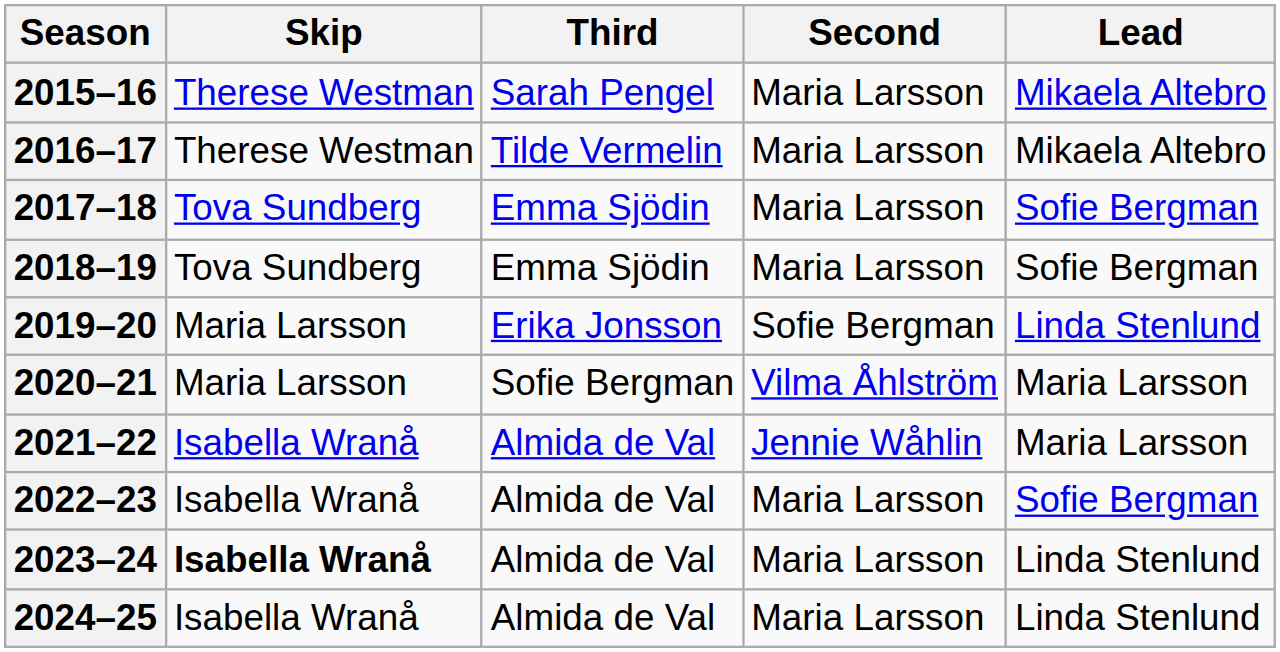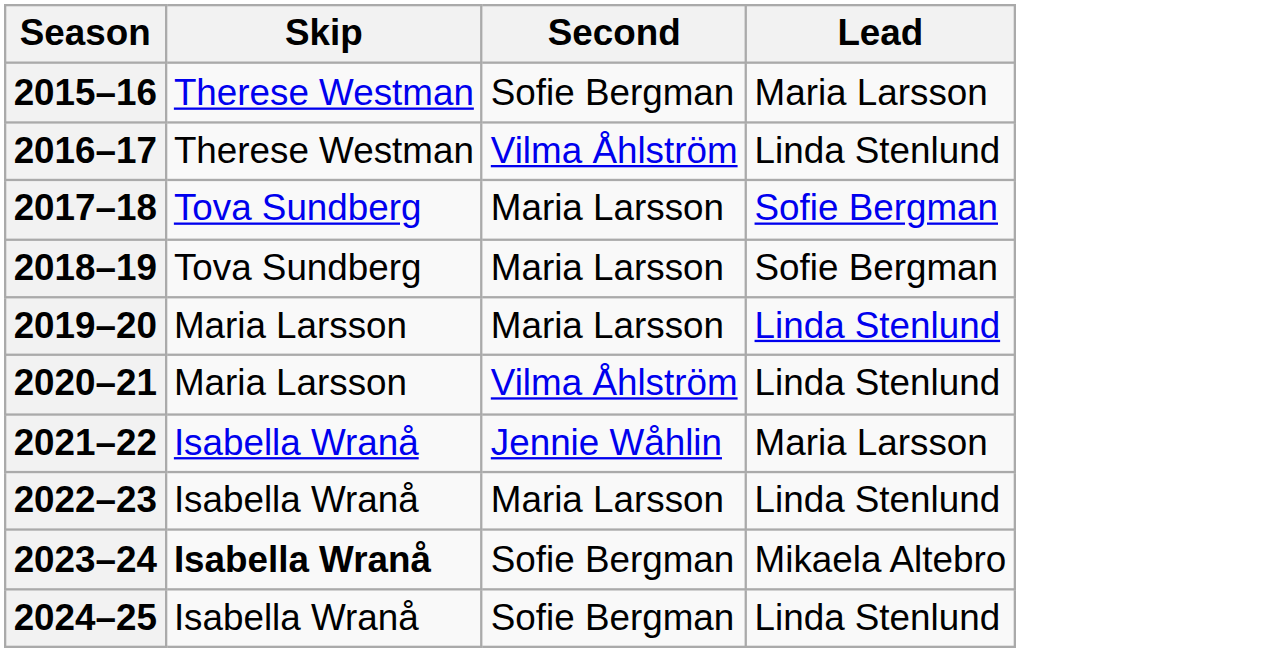- column: (613, 33)
(868, 92) Maria Larsson -> (613, 92) Sofie Bergman
(1141, 92) Mikaela Altebro -> (871, 92) Maria Larsson
(868, 150) Maria Larsson -> (614, 150) Vilma Åhlström
(1141, 150) Mikaela Altebro -> (877, 150) Linda Stenlund
(873, 325) Sofie Bergman -> (607, 325) Maria Larsson
(1132, 383) Maria Larsson -> (877, 383) Linda Stenlund
(1137, 500) Sofie Bergman -> (877, 500) Linda Stenlund
(868, 558) Maria Larsson -> (613, 558) Sofie Bergman
(1138, 558) Linda Stenlund -> (880, 558) Mikaela Altebro
(868, 617) Maria Larsson -> (613, 617) Sofie Bergman
